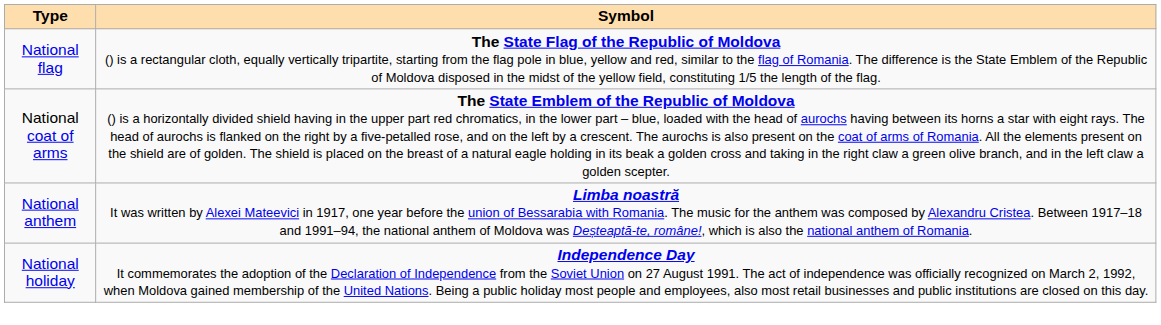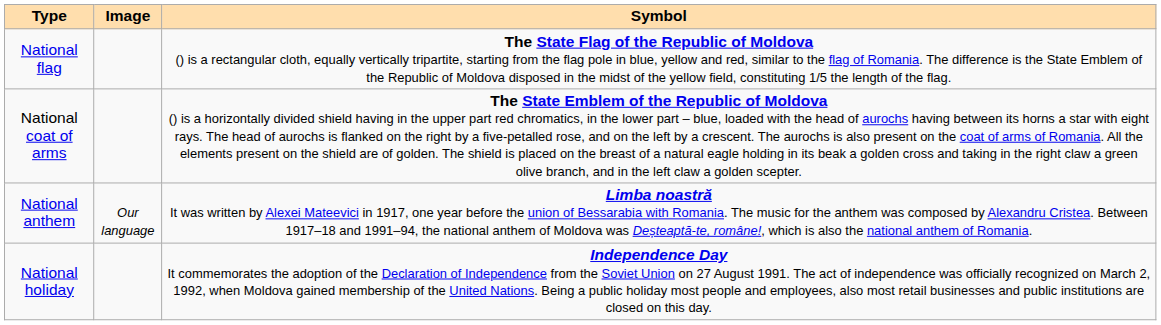+ column: (128, 16)
